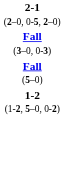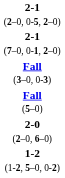+ row: (32, 43)
+ row: (32, 131)
